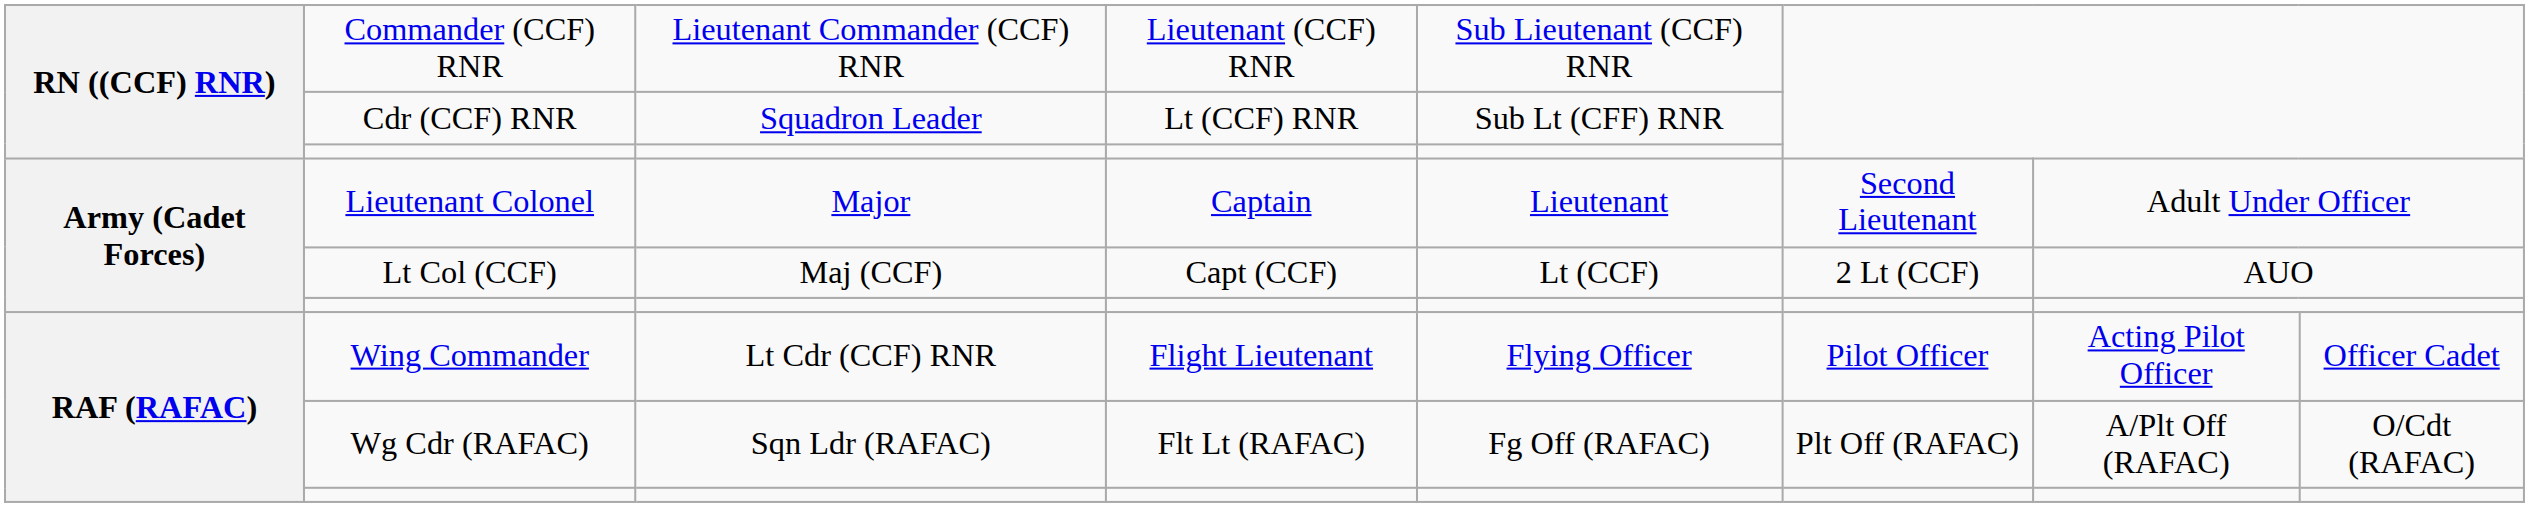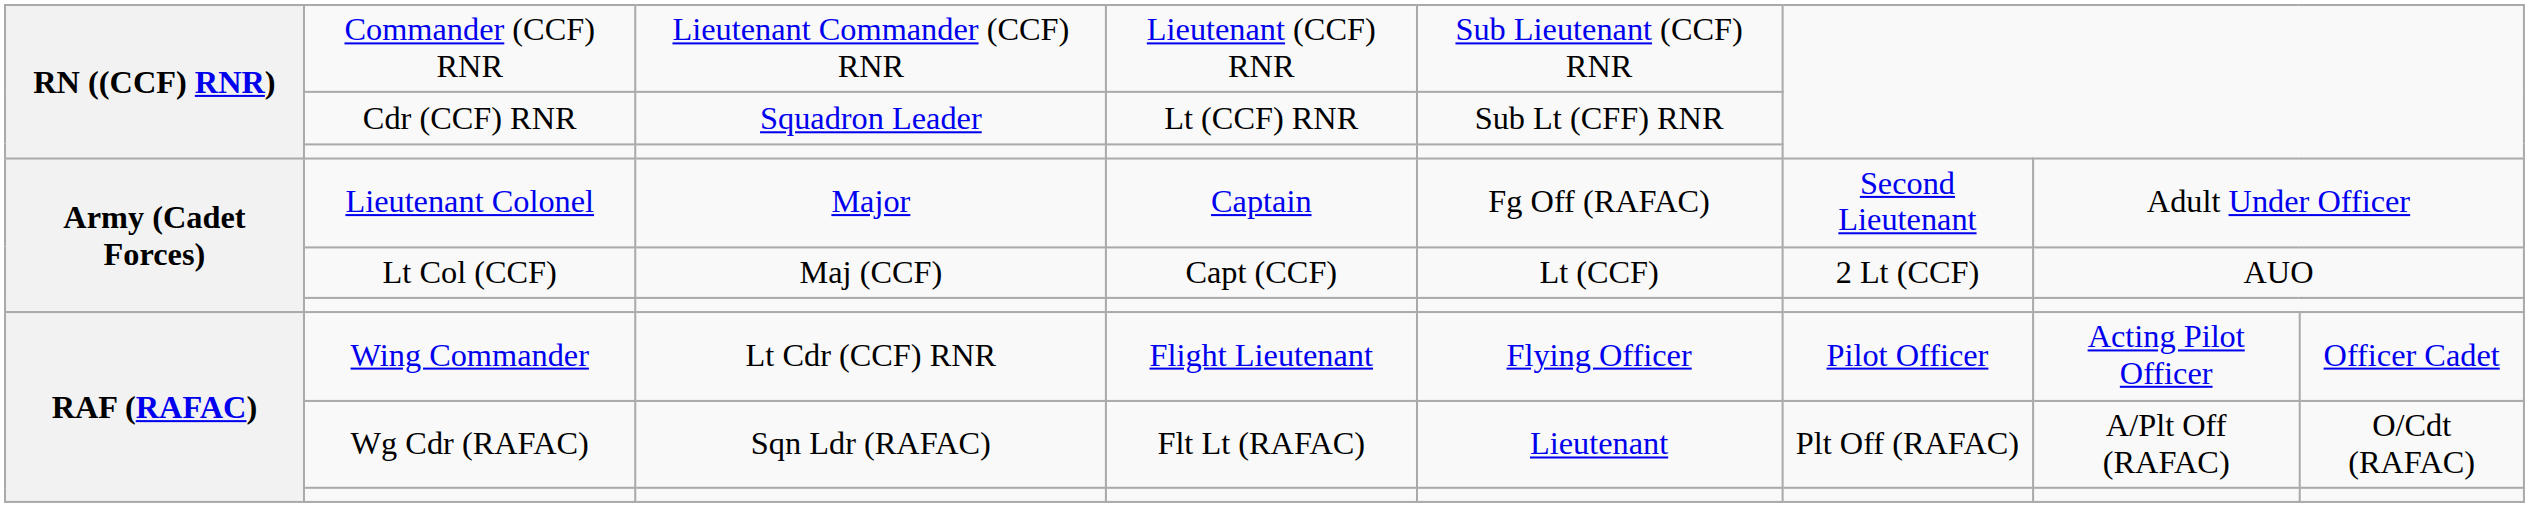(1599, 202) Lieutenant -> (1599, 202) Fg Off (RAFAC)
(1599, 443) Fg Off (RAFAC) -> (1599, 443) Lieutenant
